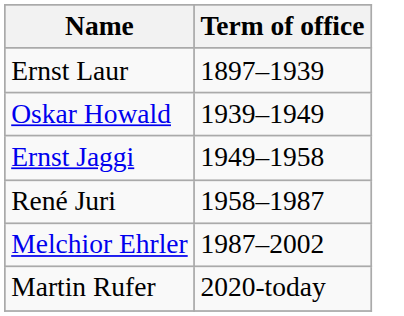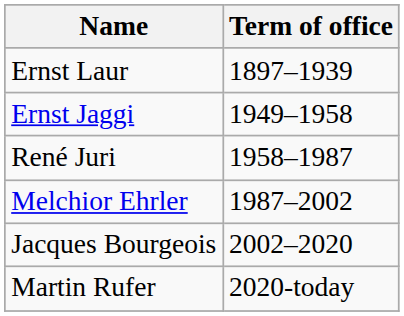- row: (91, 113)
+ row: (114, 244)
